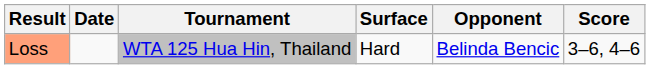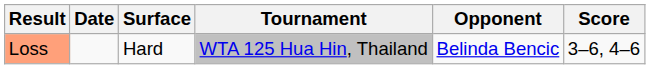columns swapped: (237, 19) <-> (394, 19)
